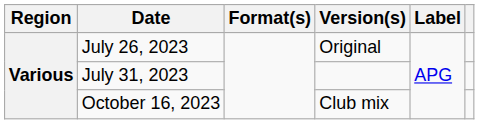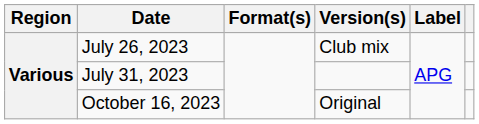(350, 47) Original -> (354, 47) Club mix
(354, 103) Club mix -> (350, 103) Original
